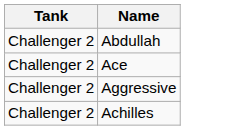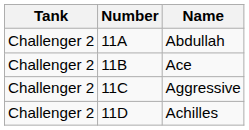+ column: (130, 16)
